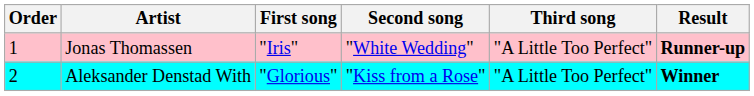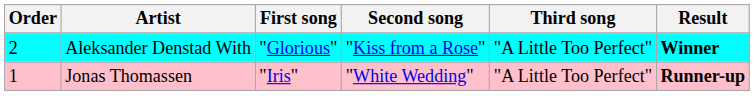rows swapped: (129, 47) <-> (158, 76)
